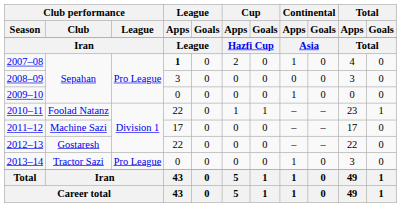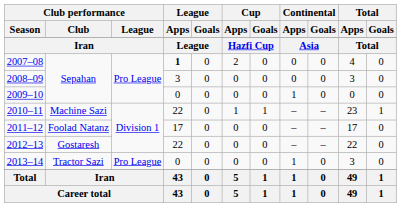(294, 62) 1 -> (294, 62) 0
(78, 111) Foolad Natanz -> (78, 111) Machine Sazi
(78, 128) Machine Sazi -> (78, 128) Foolad Natanz
